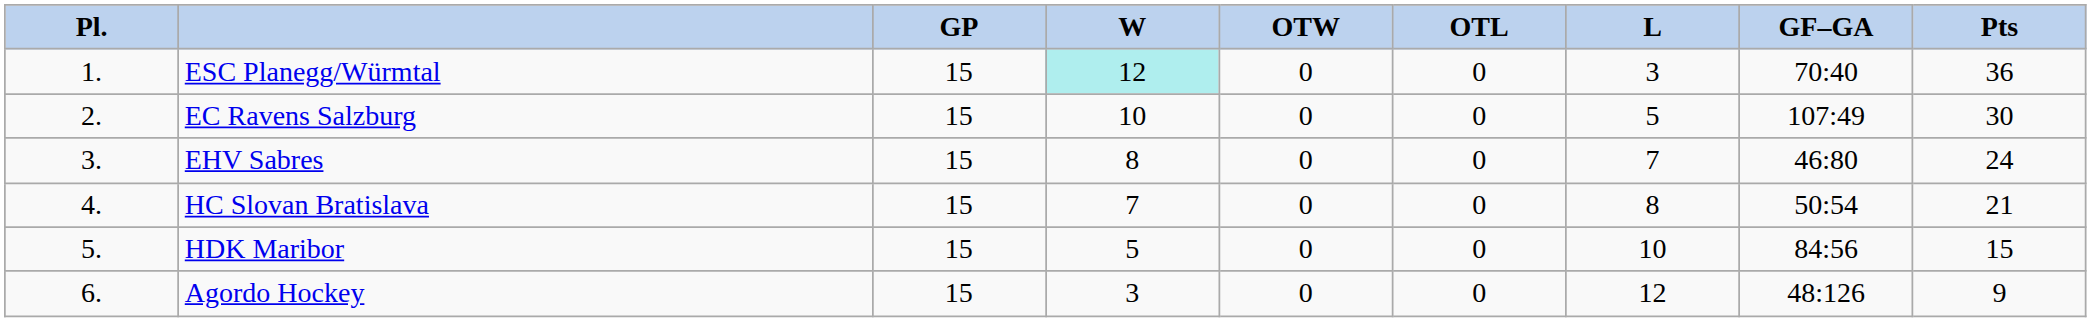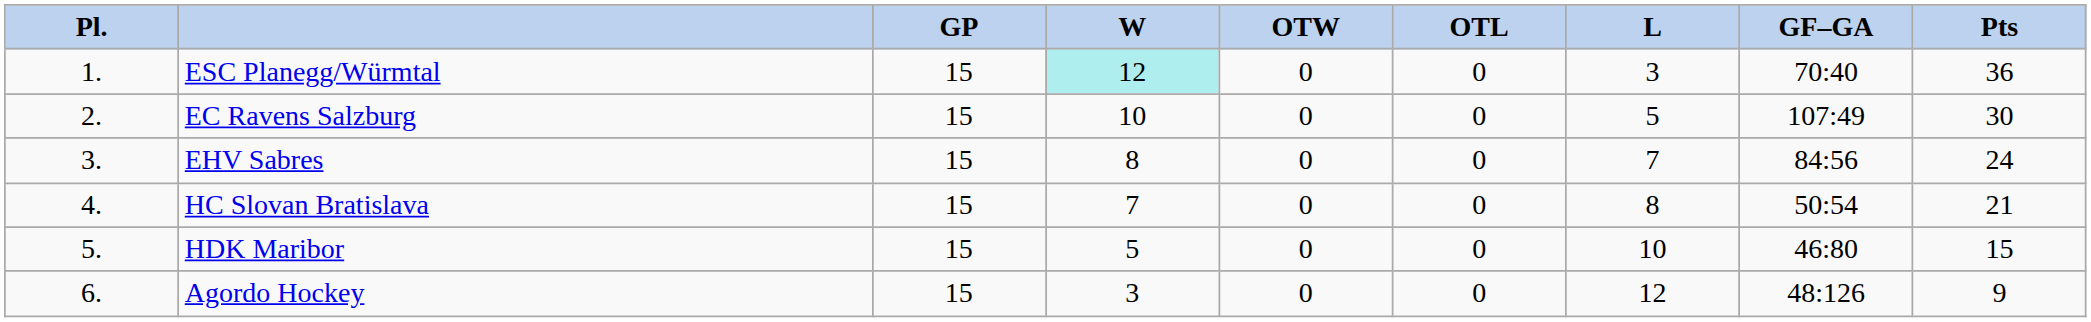(1826, 159) 46:80 -> (1826, 159) 84:56
(1826, 248) 84:56 -> (1826, 248) 46:80
